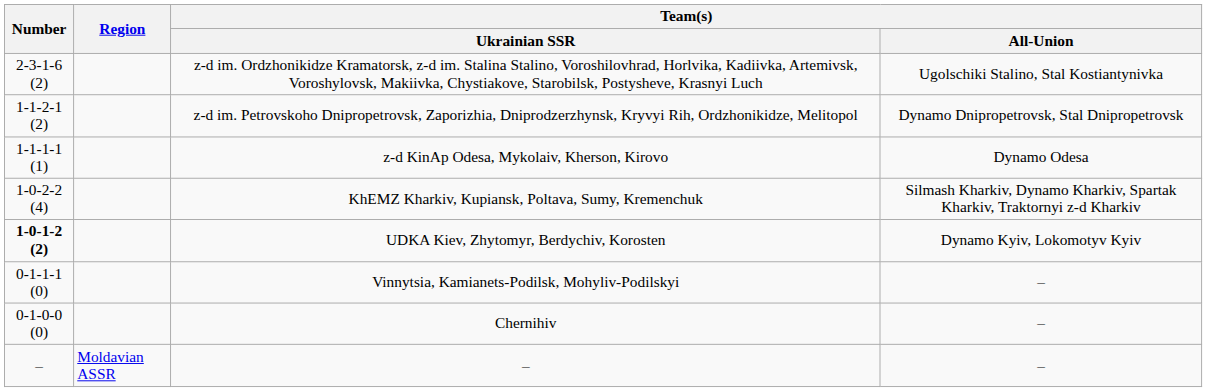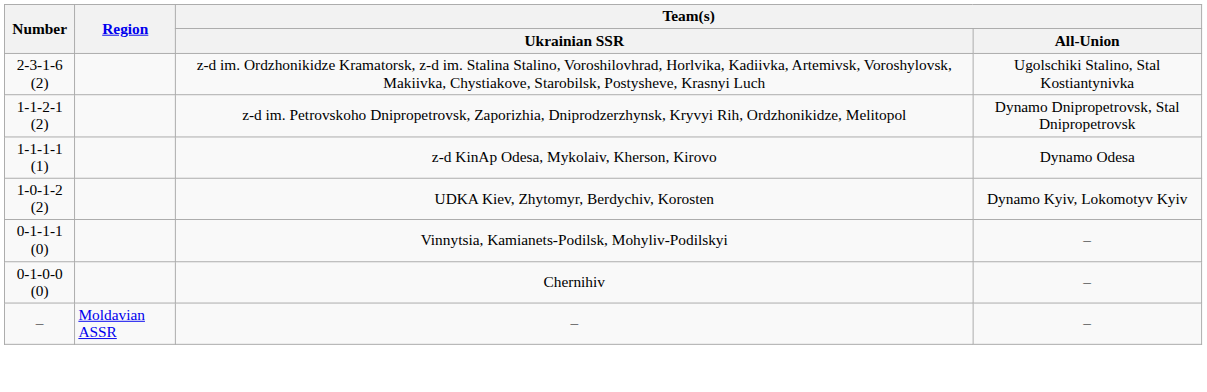- row: (526, 198)
(39, 240) bold -> (40, 198) normal
